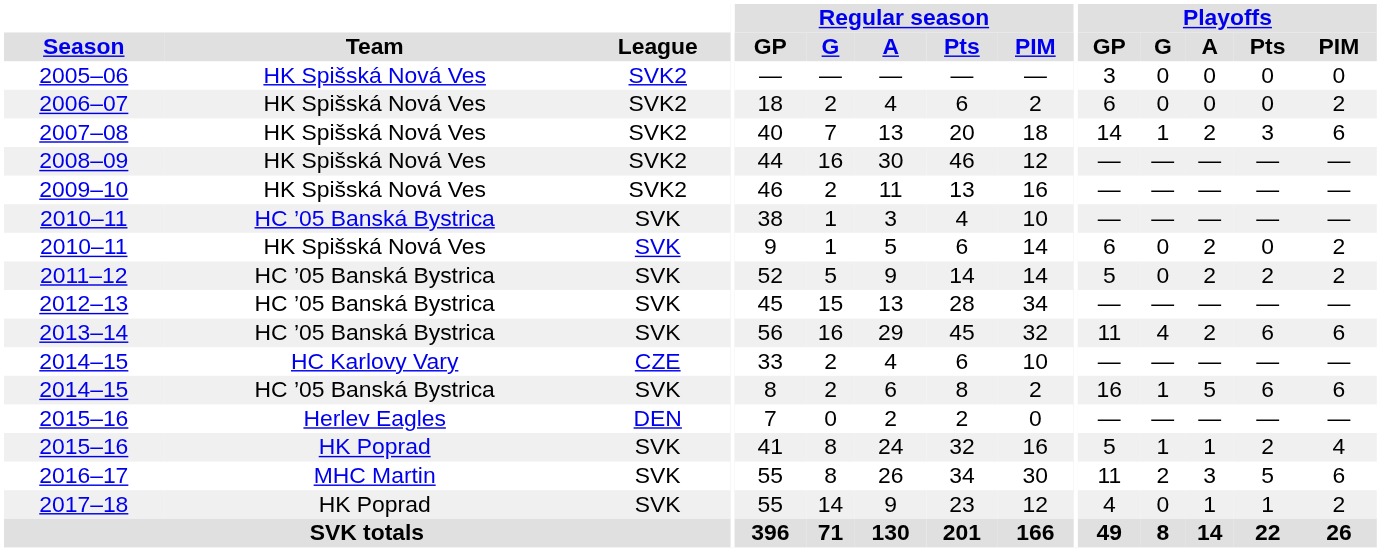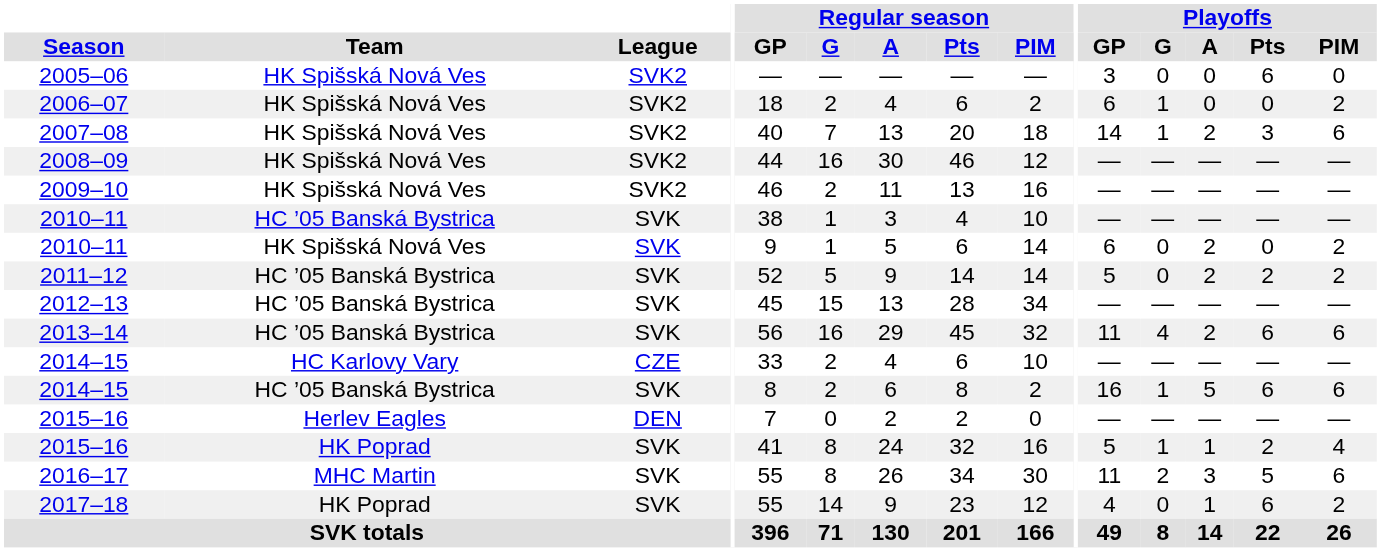(1268, 75) 0 -> (1268, 75) 6
(1163, 103) 0 -> (1163, 103) 1
(1268, 504) 1 -> (1268, 504) 6
